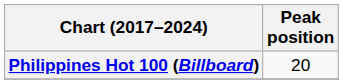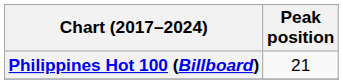(301, 65) 20 -> (301, 65) 21
